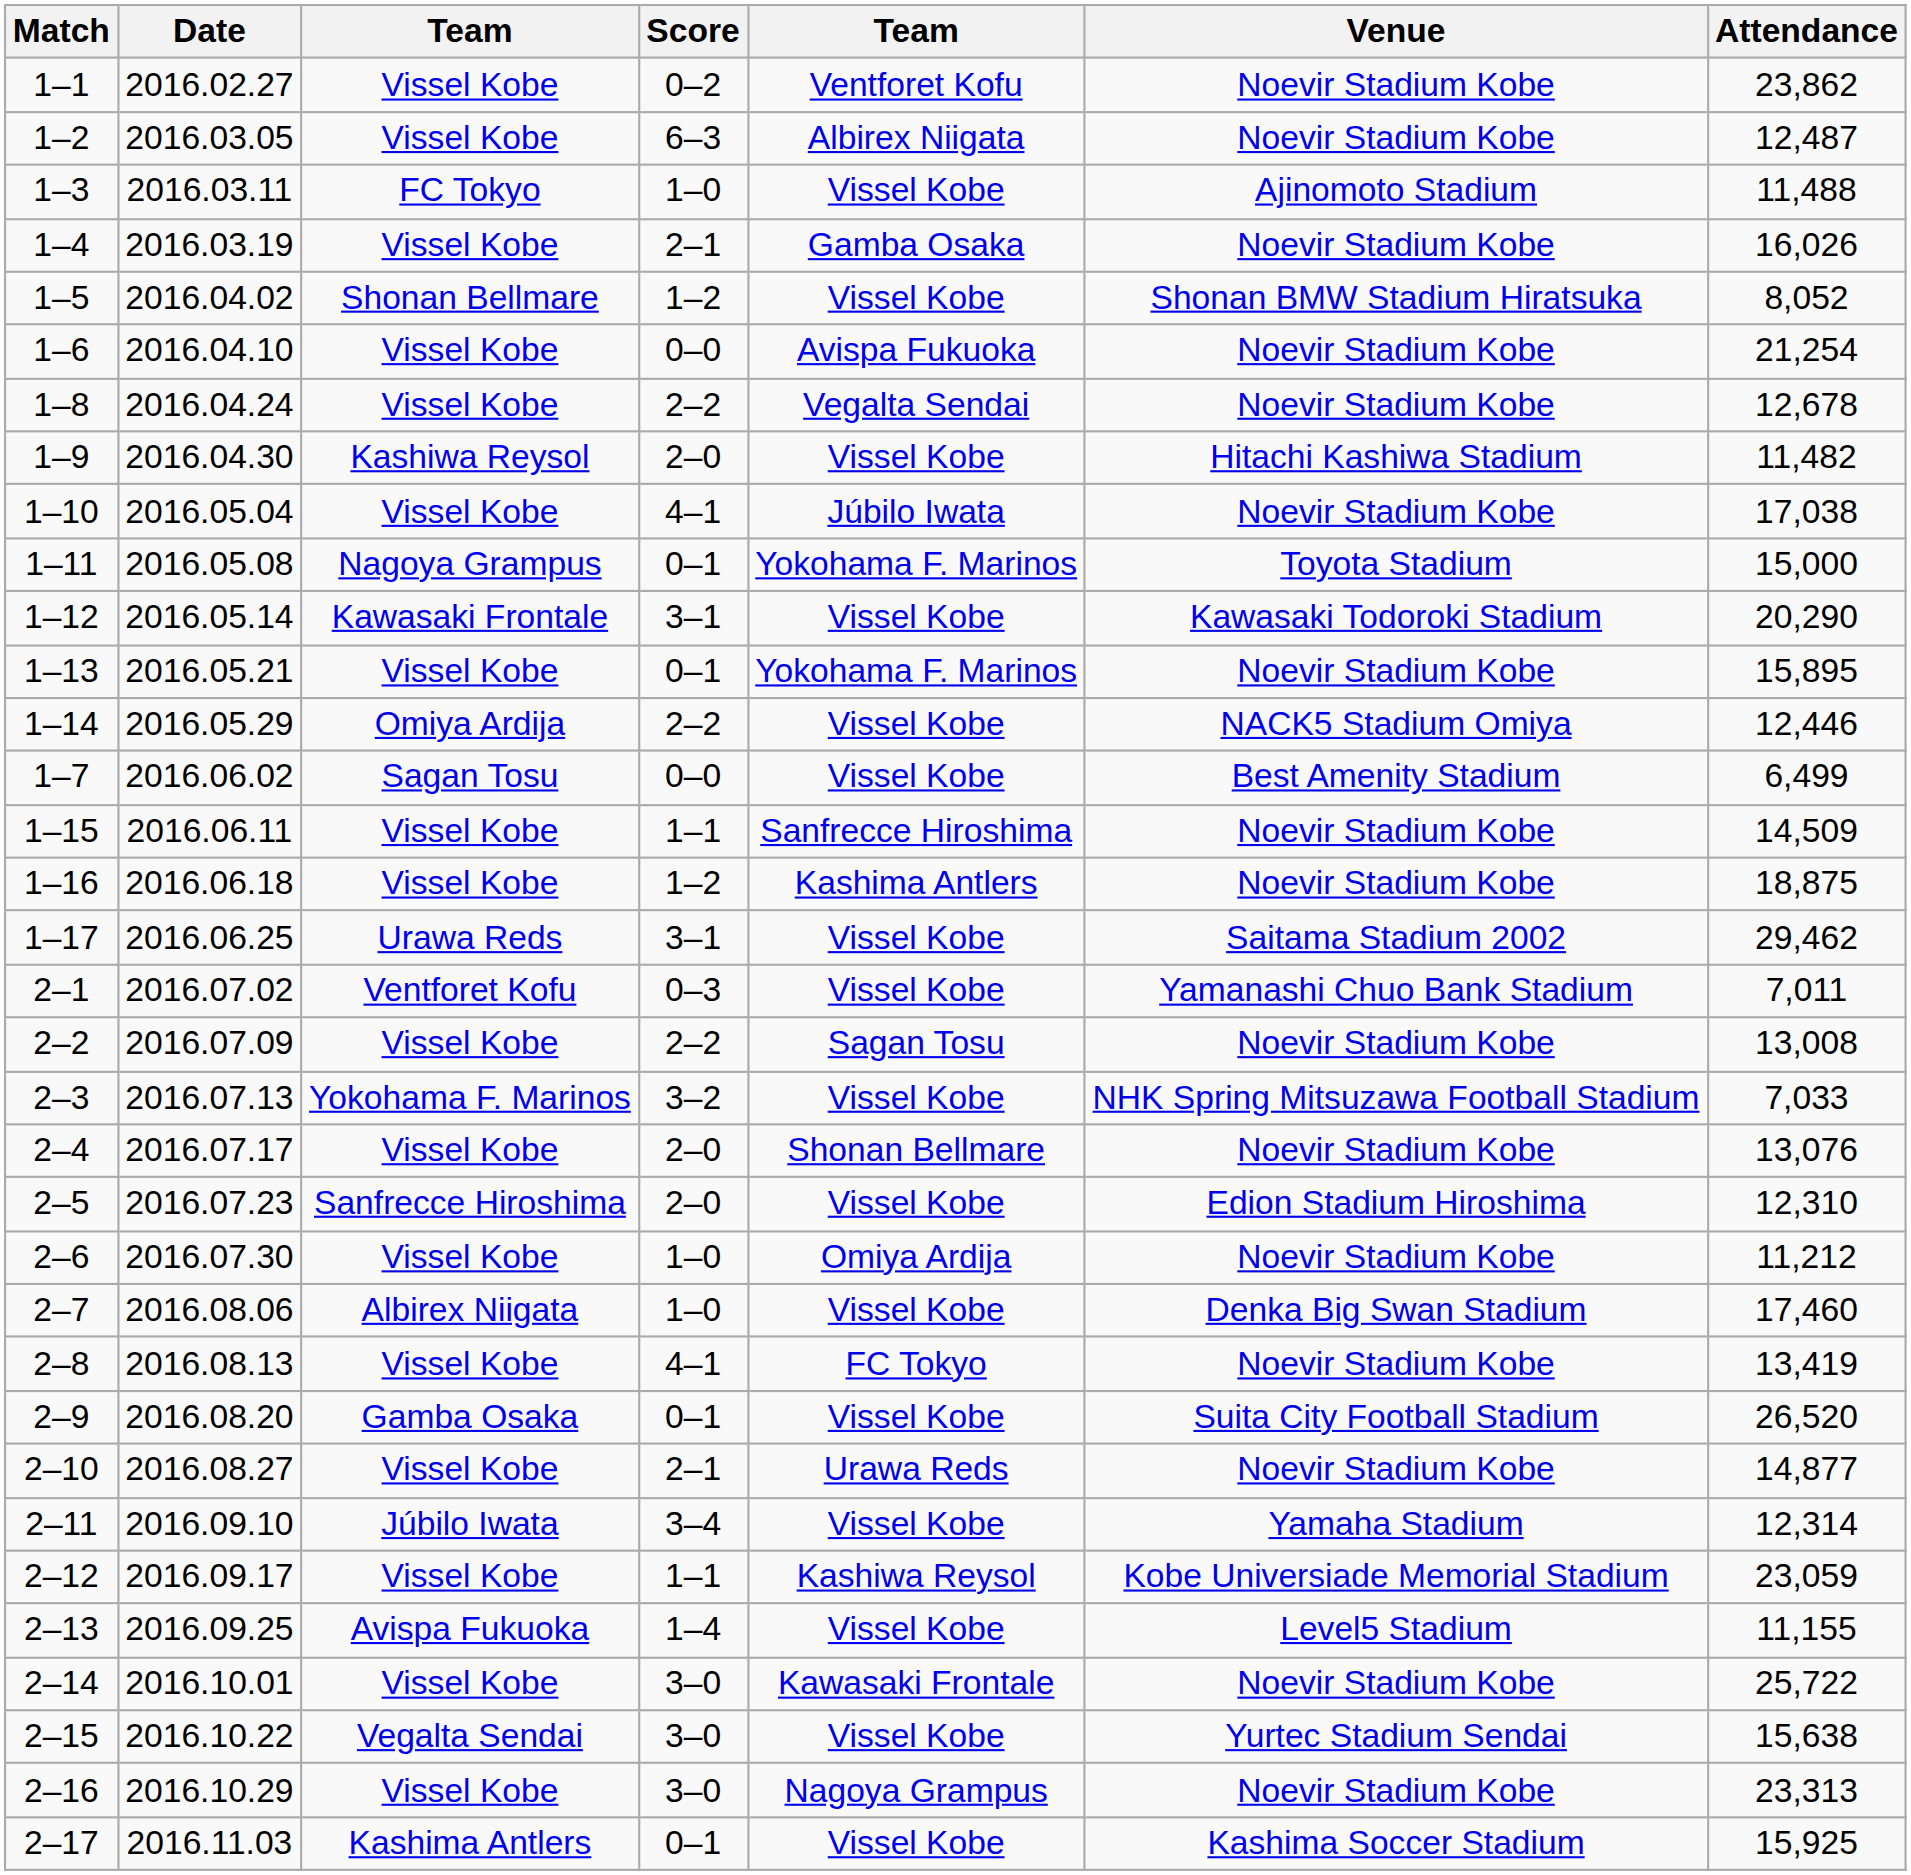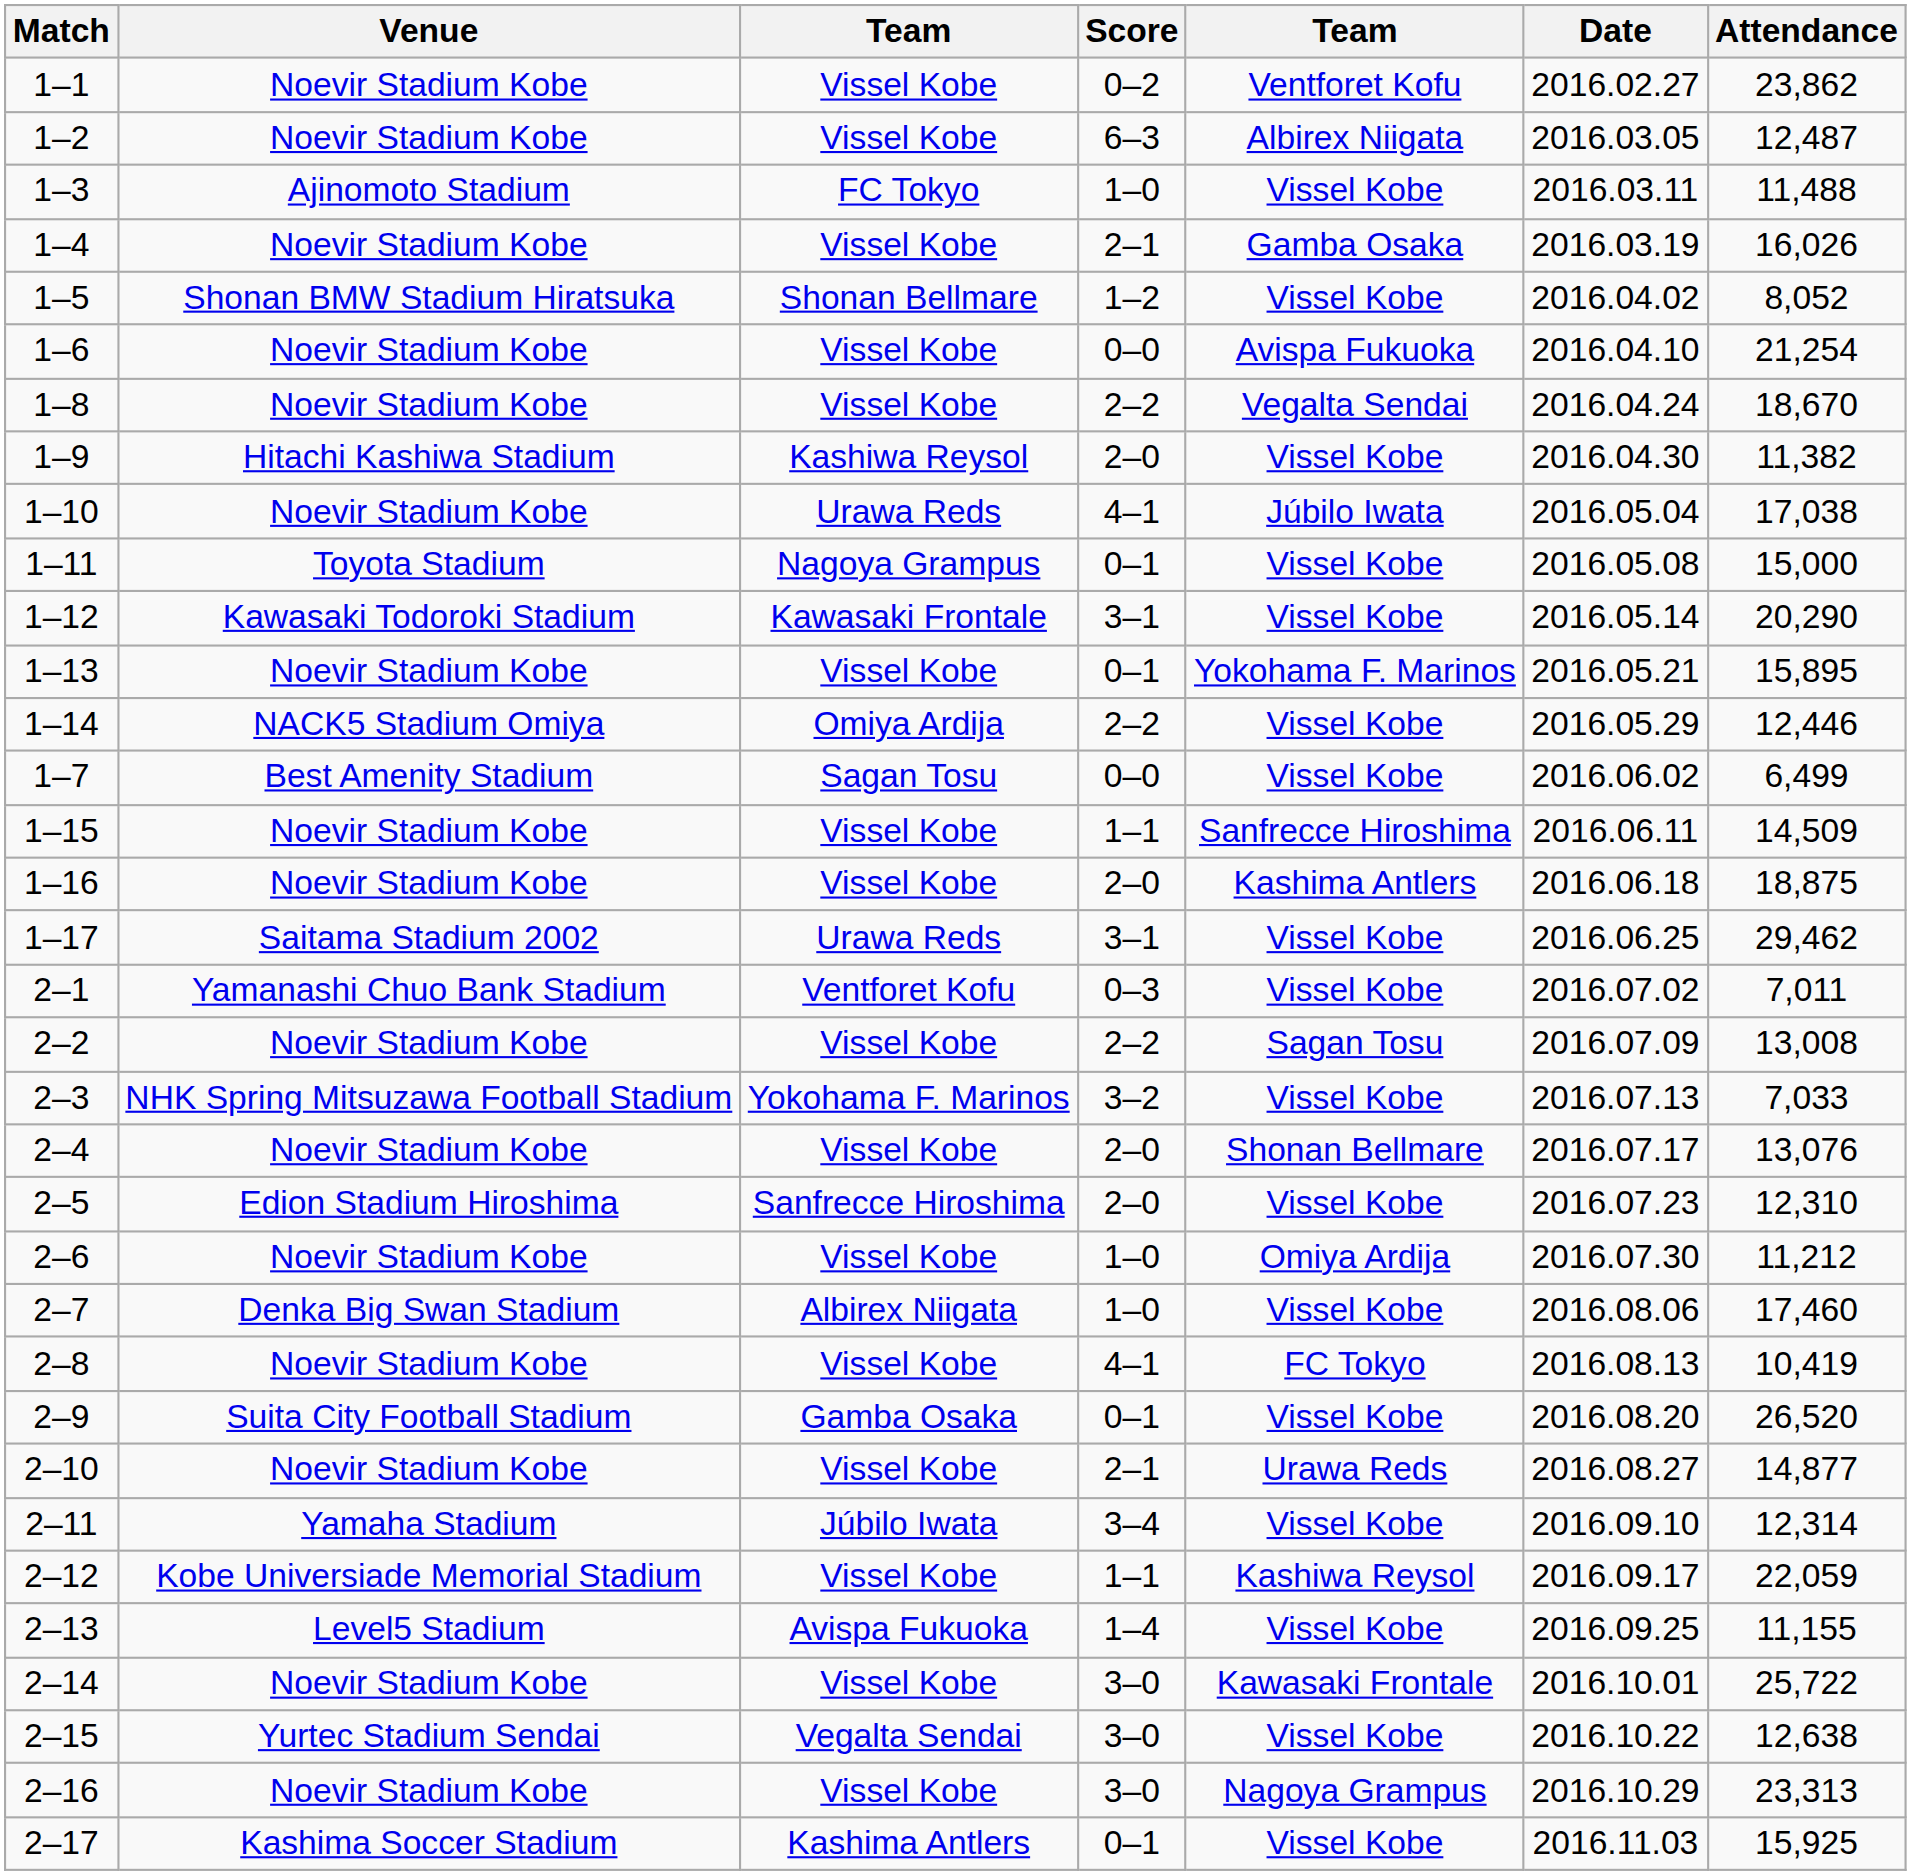columns swapped: (209, 31) <-> (1396, 31)
(1806, 404) 12,678 -> (1806, 404) 18,670
(1806, 457) 11,482 -> (1806, 457) 11,382
(470, 510) Vissel Kobe -> (909, 510) Urawa Reds
(916, 564) Yokohama F. Marinos -> (1355, 564) Vissel Kobe
(693, 883) 1–2 -> (1132, 883) 2–0
(1806, 1363) 13,419 -> (1806, 1363) 10,419
(1806, 1576) 23,059 -> (1806, 1576) 22,059
(1806, 1736) 15,638 -> (1806, 1736) 12,638
